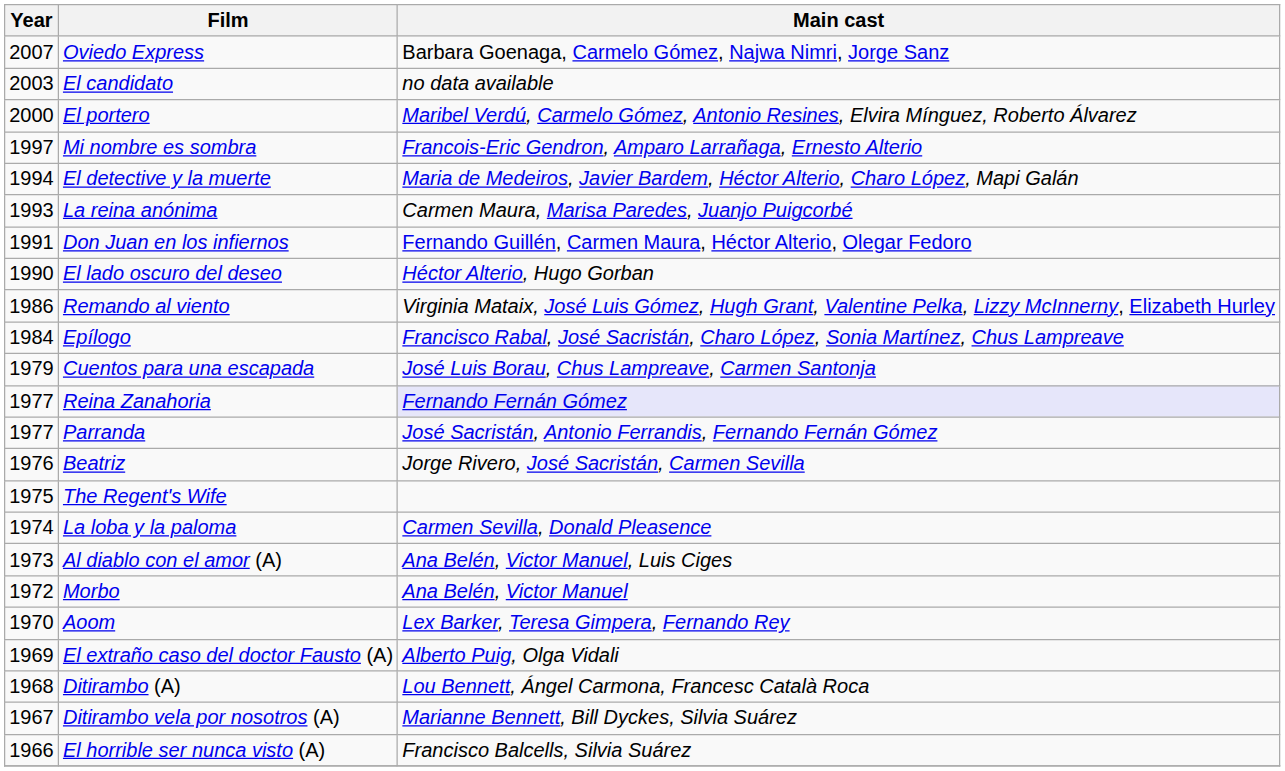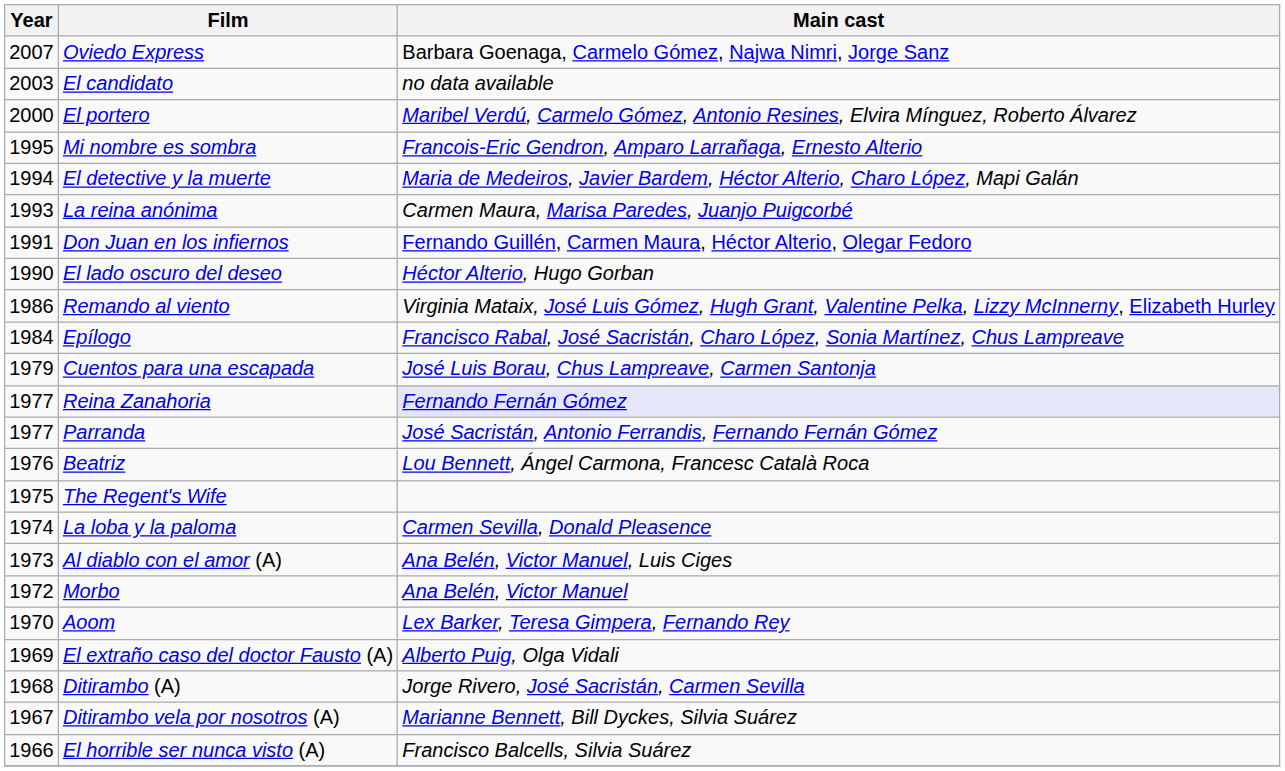(31, 147) 1997 -> (31, 147) 1995
(604, 464) Jorge Rivero, José Sacristán, Carmen Sevilla -> (636, 464) Lou Bennett, Ángel Carmona, Francesc Català Roca
(636, 686) Lou Bennett, Ángel Carmona, Francesc Català Roca -> (604, 686) Jorge Rivero, José Sacristán, Carmen Sevilla
